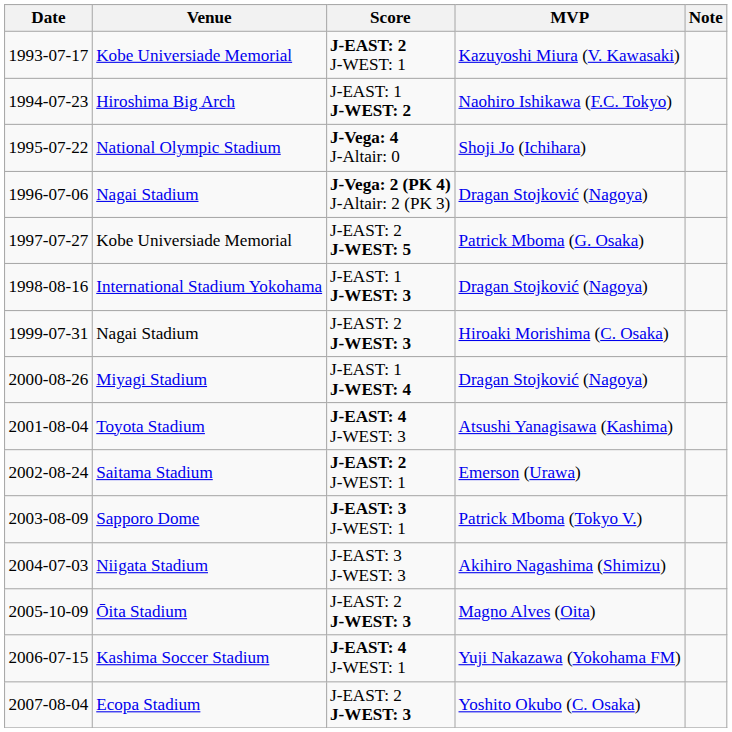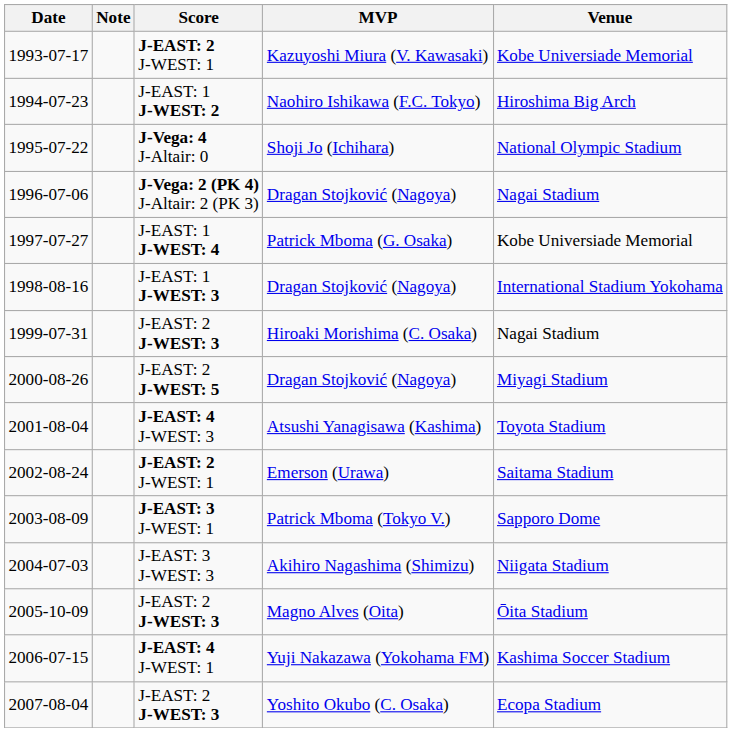columns swapped: (209, 18) <-> (706, 18)
(371, 240) J-EAST: 2 J-WEST: 5 -> (179, 240) J-EAST: 1 J-WEST: 4
(371, 379) J-EAST: 1 J-WEST: 4 -> (179, 379) J-EAST: 2 J-WEST: 5
